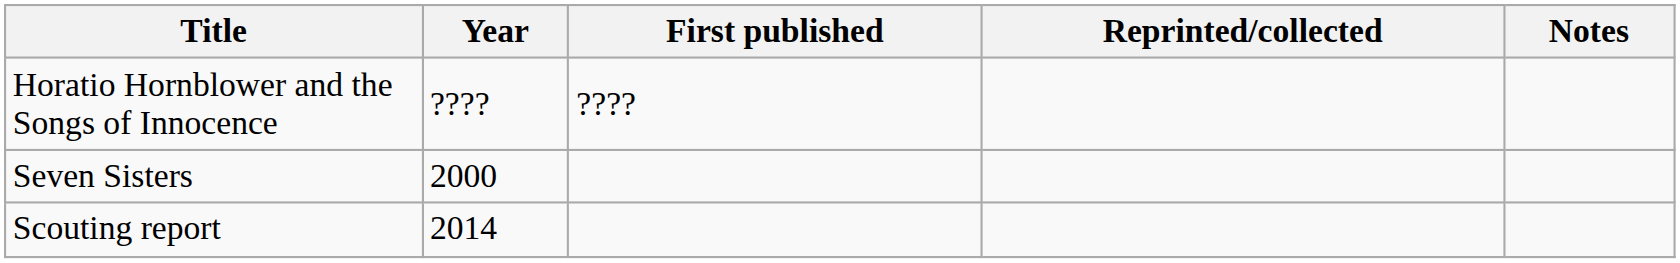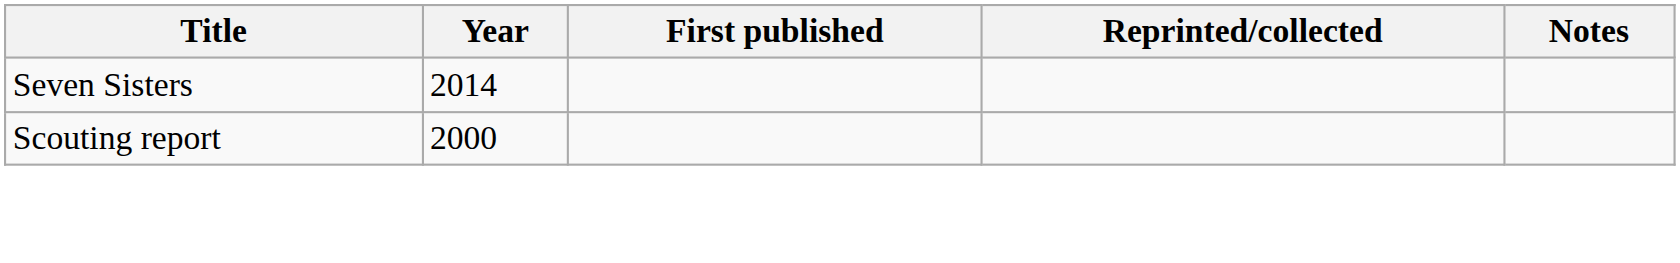- row: (203, 103)
(464, 175) 2000 -> (464, 84) 2014
(464, 228) 2014 -> (464, 137) 2000
